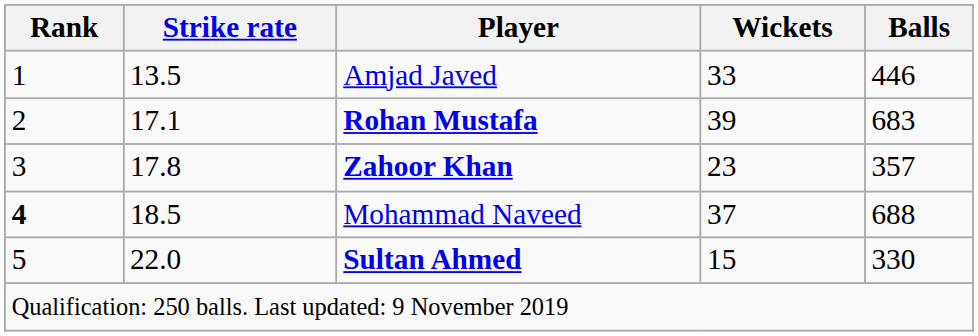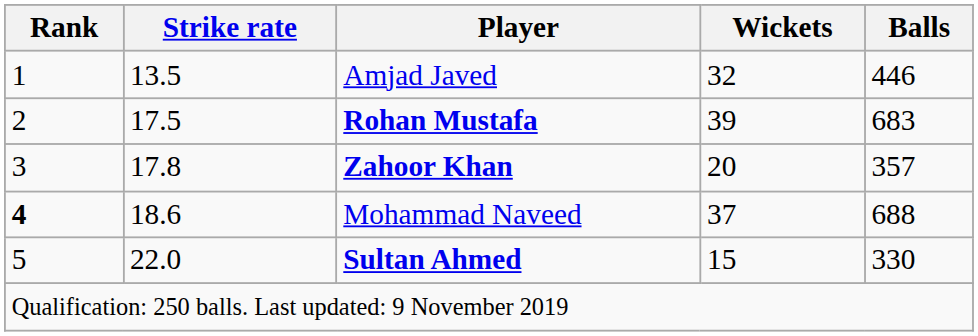(722, 74) 33 -> (722, 74) 32
(156, 120) 17.1 -> (156, 120) 17.5
(722, 167) 23 -> (722, 167) 20
(156, 213) 18.5 -> (156, 213) 18.6
